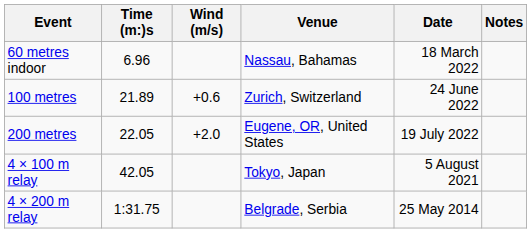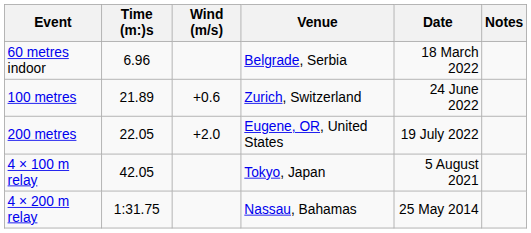(301, 60) Nassau, Bahamas -> (296, 60) Belgrade, Serbia
(296, 209) Belgrade, Serbia -> (301, 209) Nassau, Bahamas
